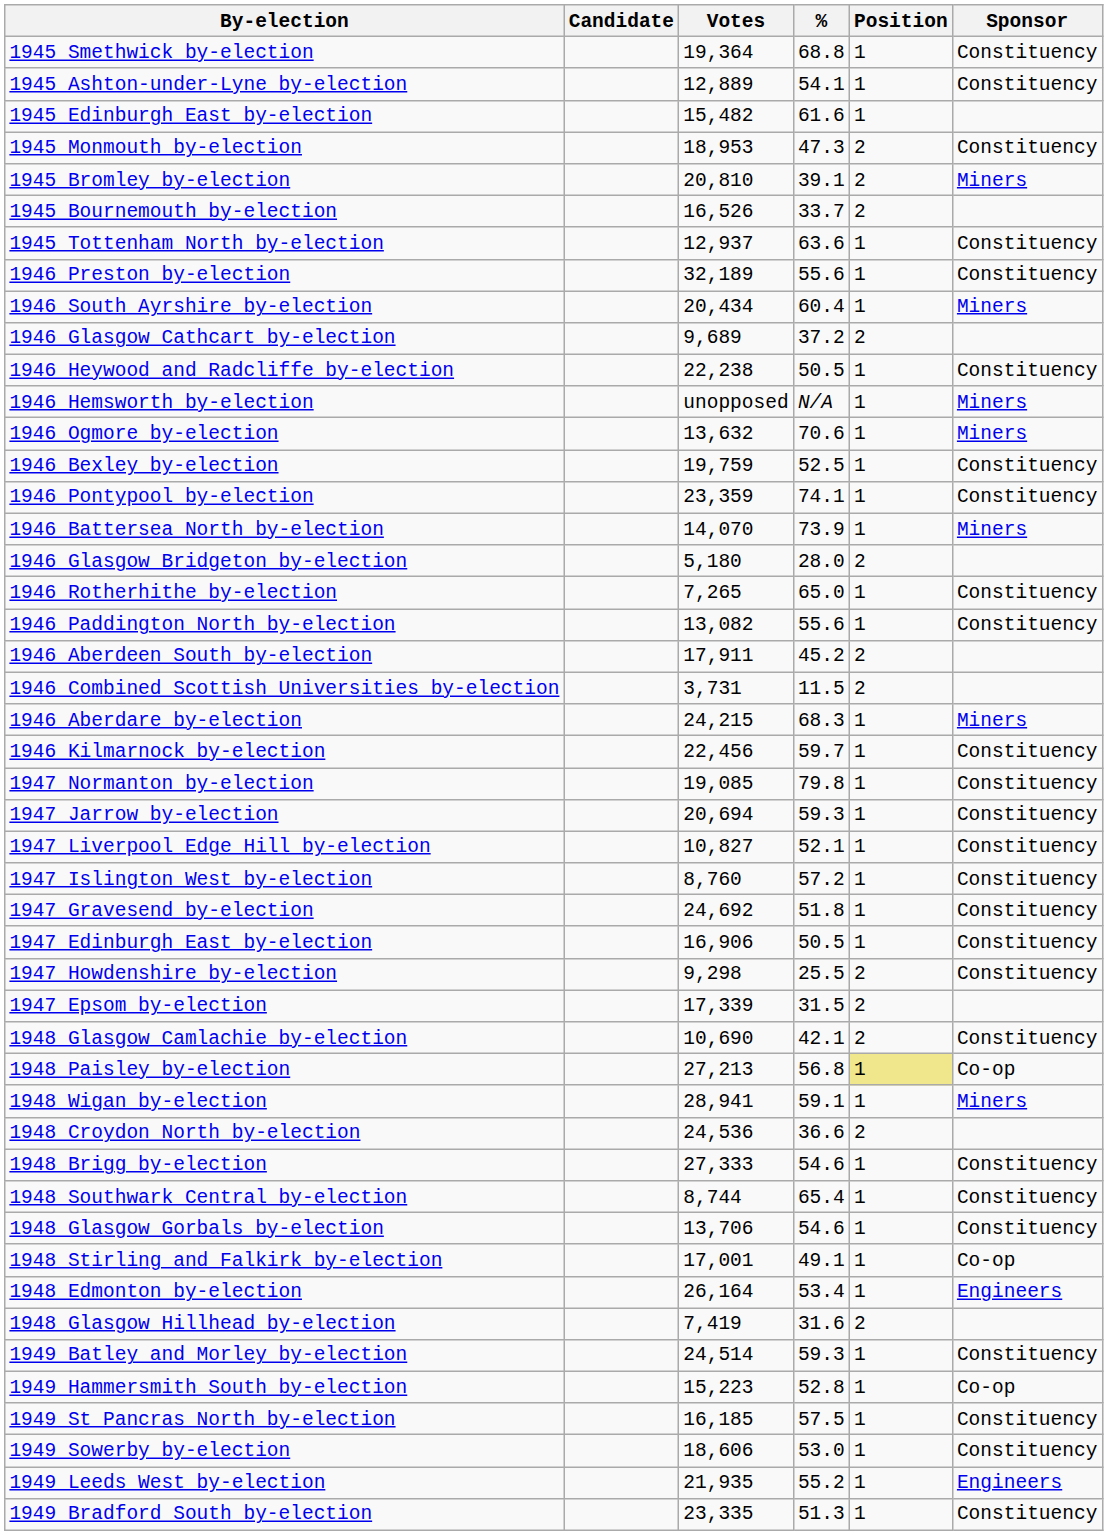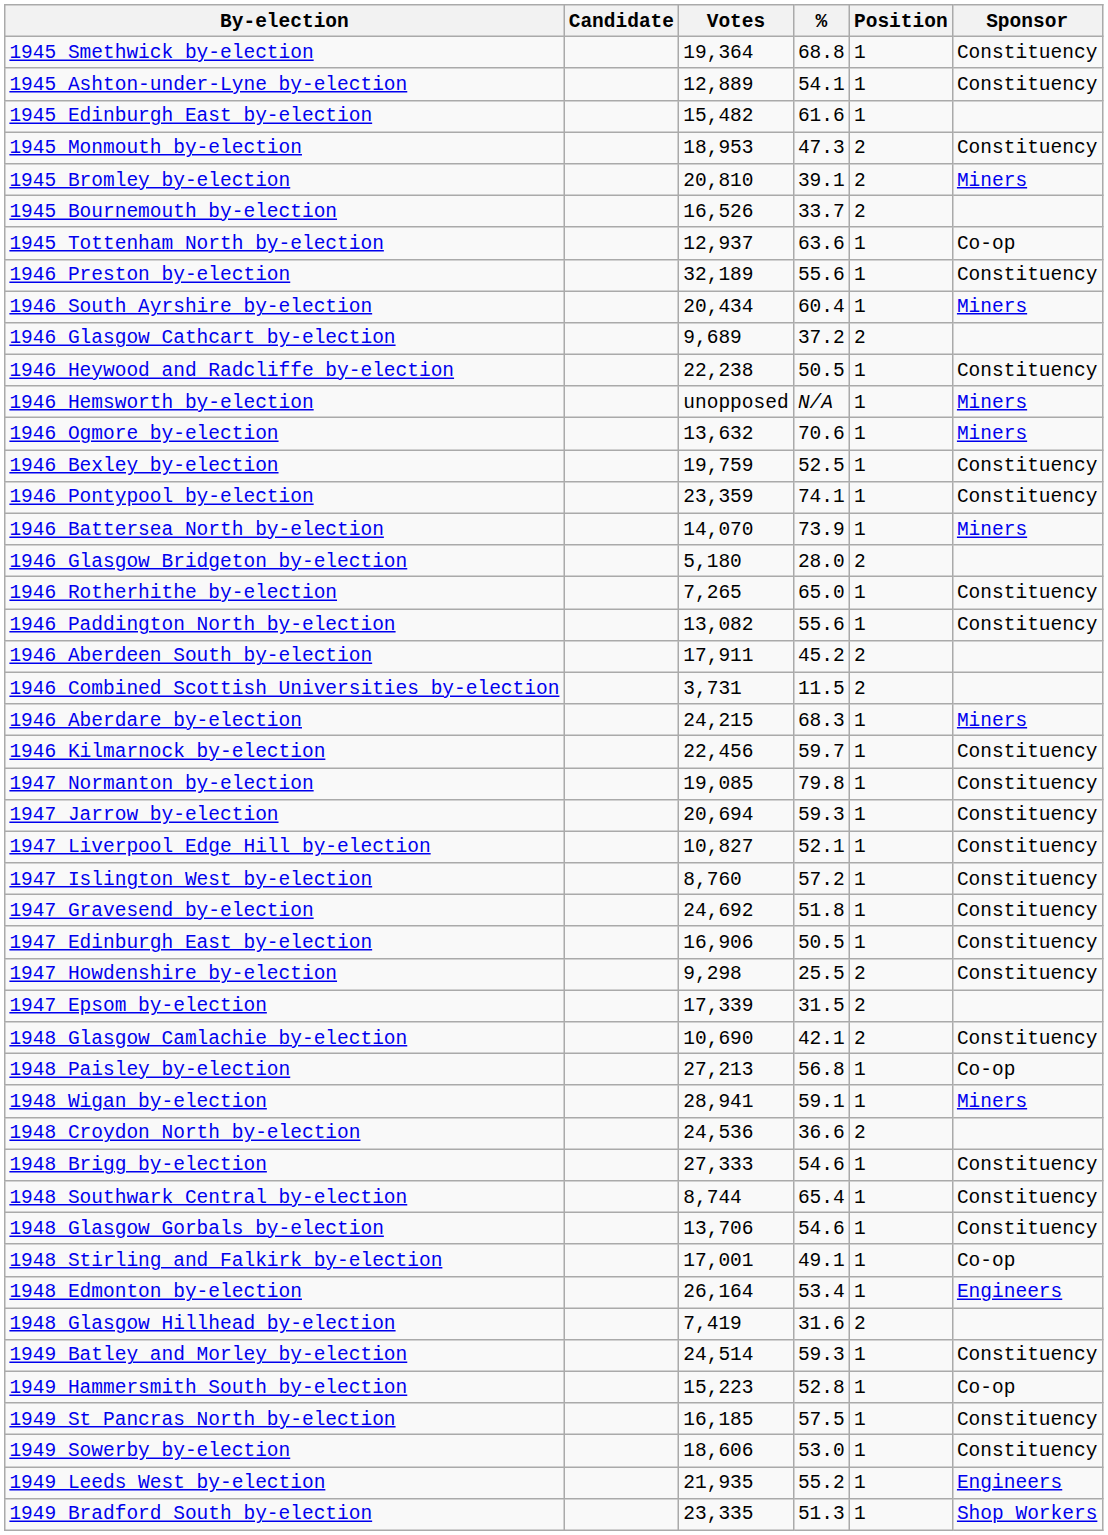(1027, 243) Constituency -> (986, 243) Co-op
(860, 1069) khaki background -> (860, 1069) no background
(1027, 1514) Constituency -> (1027, 1514) Shop Workers
